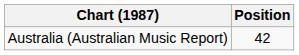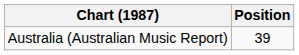(262, 38) 42 -> (262, 38) 39
